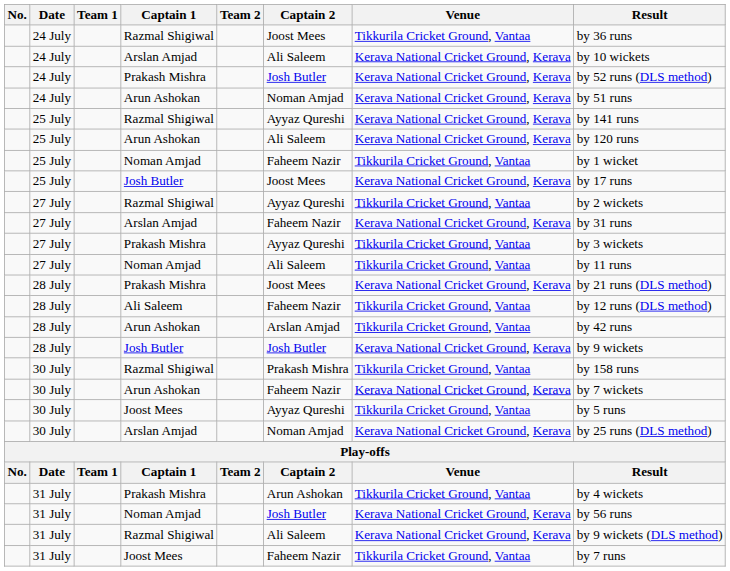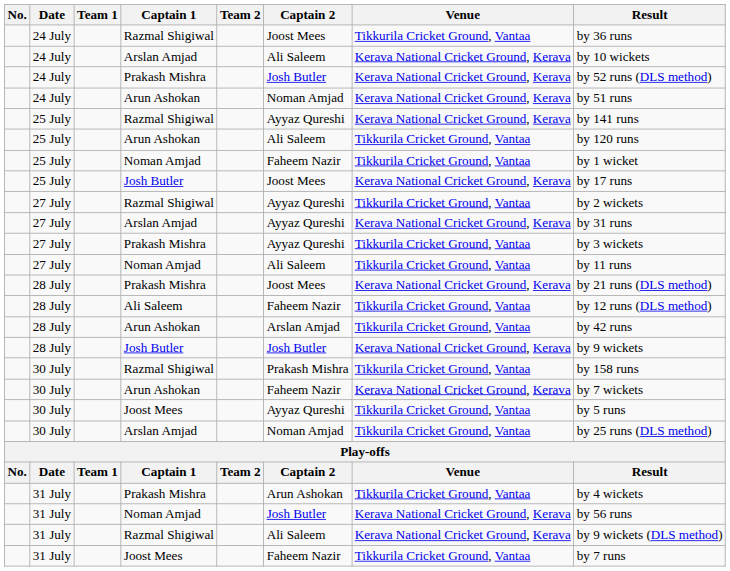(463, 139) Kerava National Cricket Ground, Kerava -> (443, 139) Tikkurila Cricket Ground, Vantaa
(304, 222) Faheem Nazir -> (306, 222) Ayyaz Qureshi
(463, 431) Kerava National Cricket Ground, Kerava -> (443, 431) Tikkurila Cricket Ground, Vantaa
